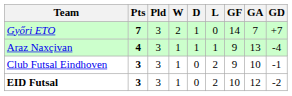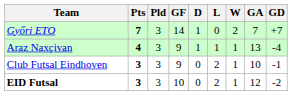columns swapped: (178, 13) <-> (235, 13)
